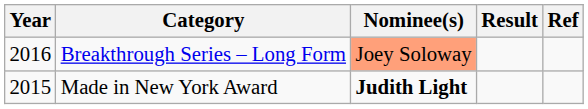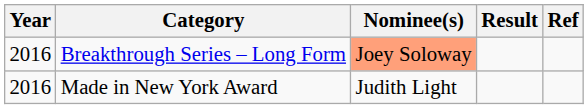(30, 86) 2015 -> (30, 86) 2016
(411, 86) bold -> (406, 86) normal
